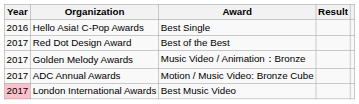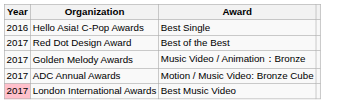- column: (333, 12)
